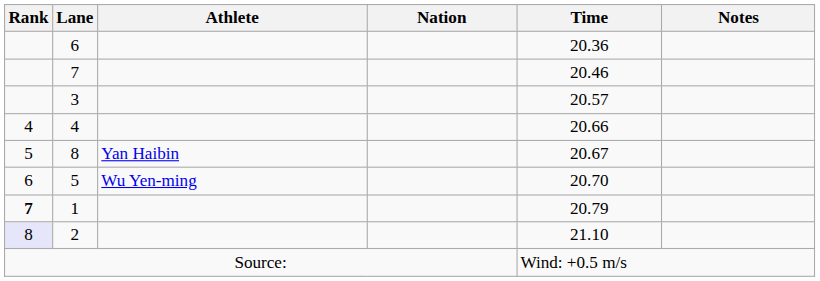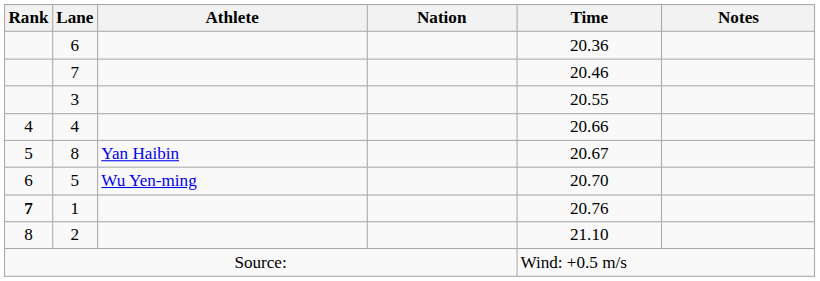(589, 99) 20.57 -> (589, 99) 20.55
(589, 208) 20.79 -> (589, 208) 20.76
(28, 235) lavender background -> (28, 235) no background
